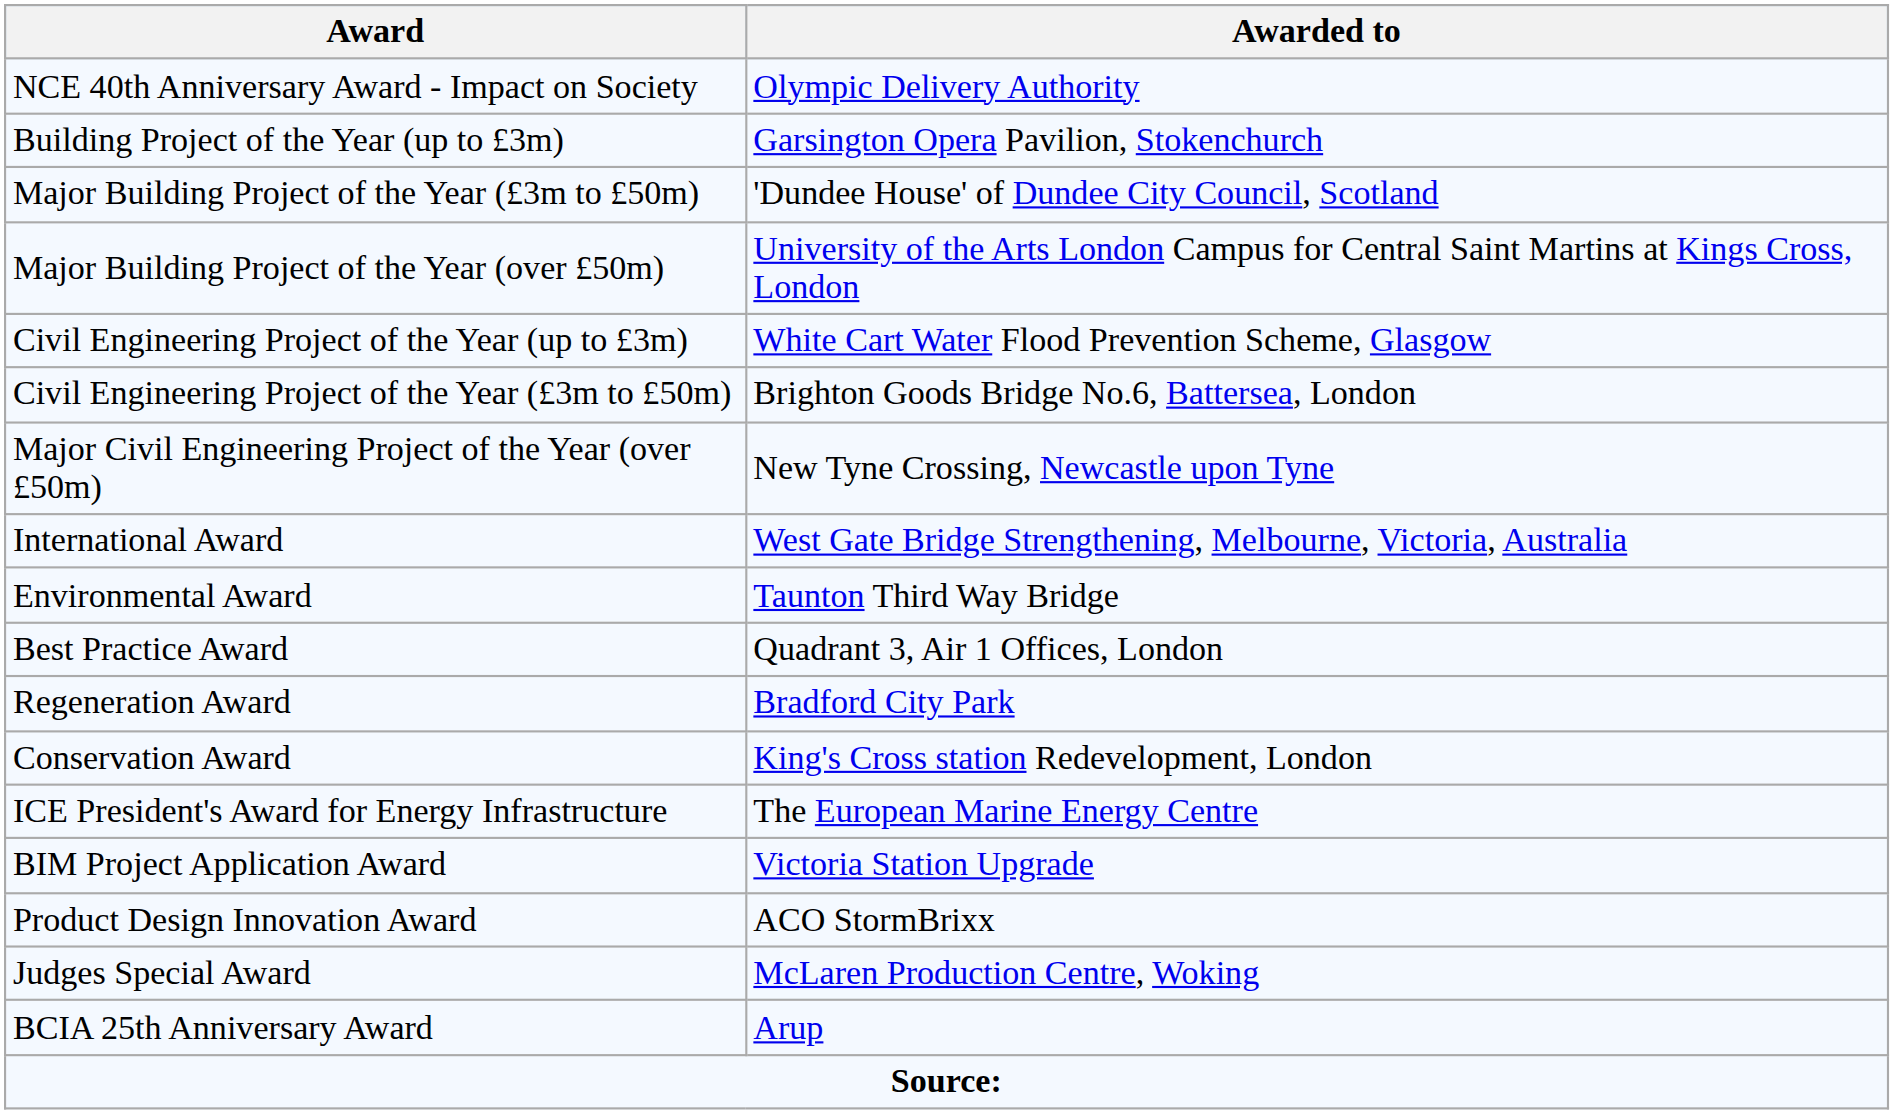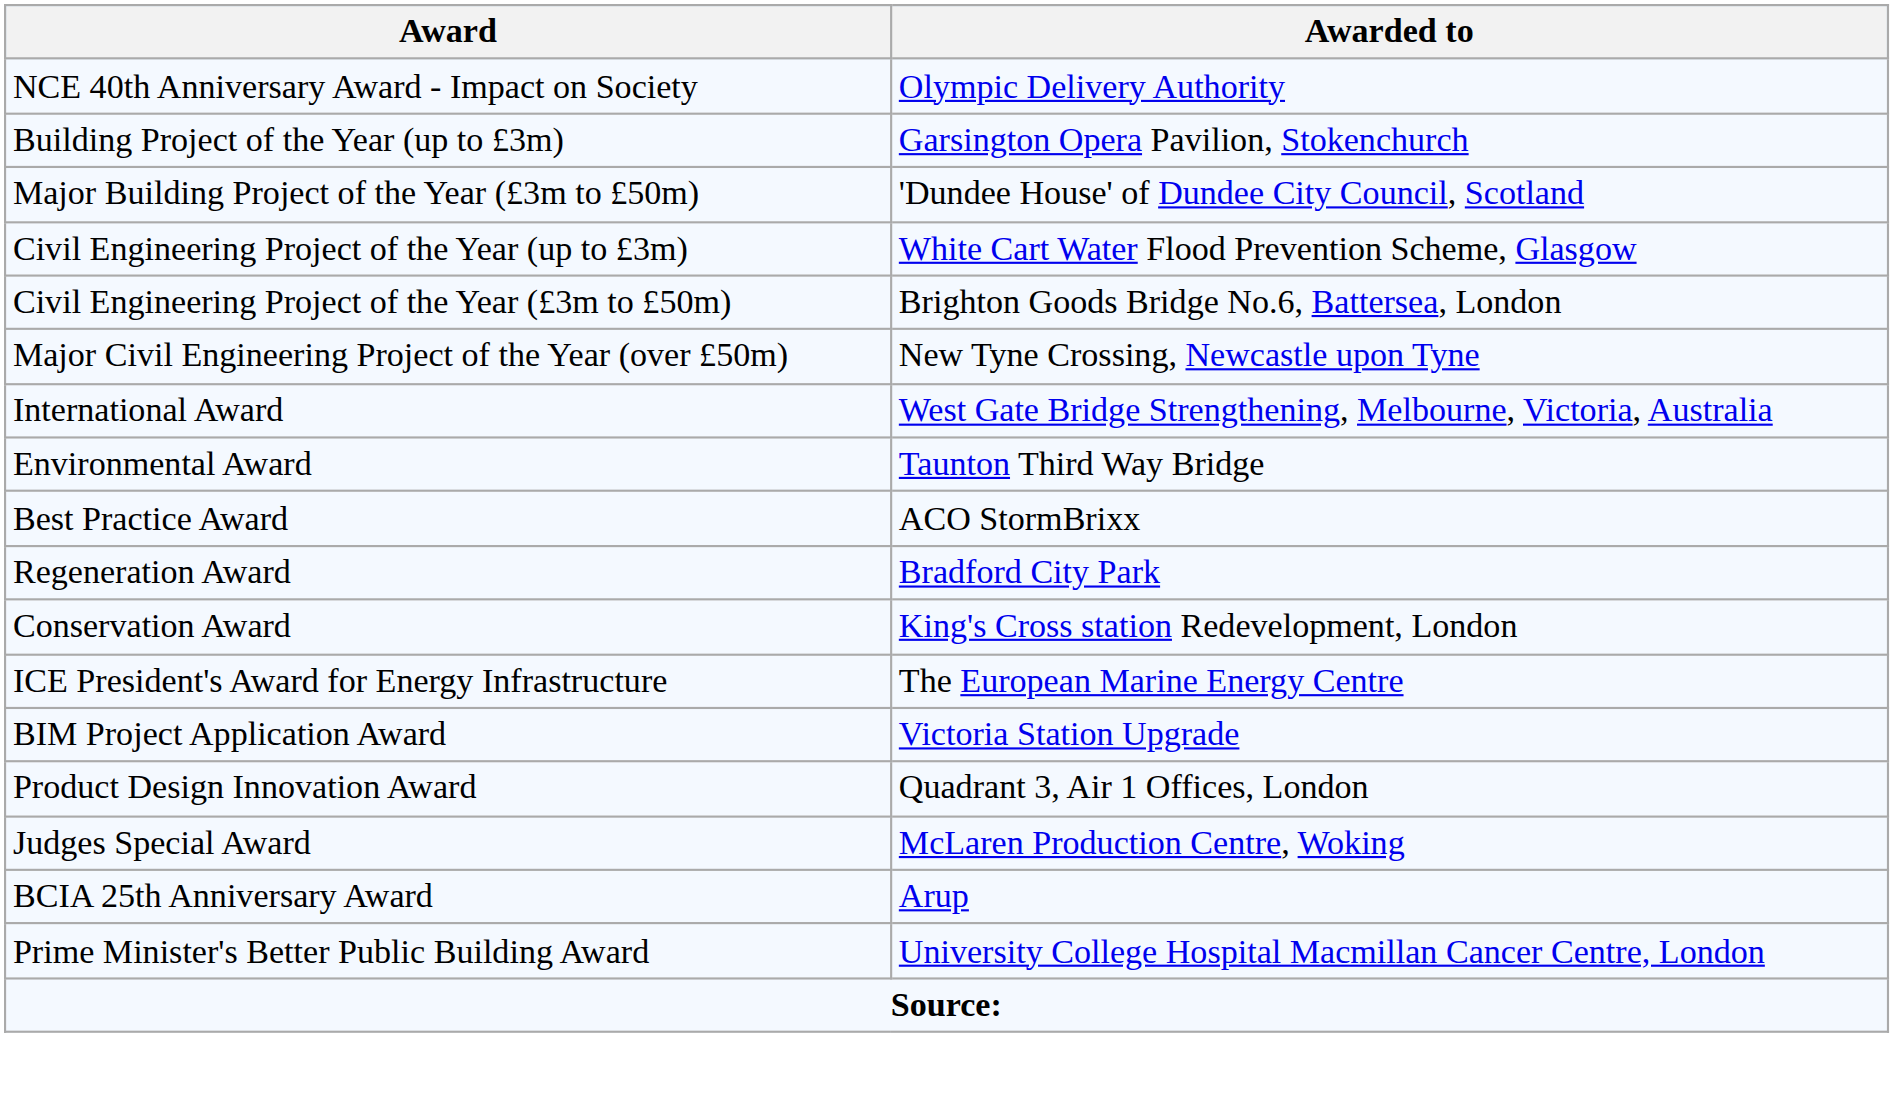- row: (339, 266)
(988, 648) Quadrant 3, Air 1 Offices, London -> (1020, 517) ACO StormBrixx
(874, 918) ACO StormBrixx -> (1134, 788) Quadrant 3, Air 1 Offices, London
+ row: (331, 950)
